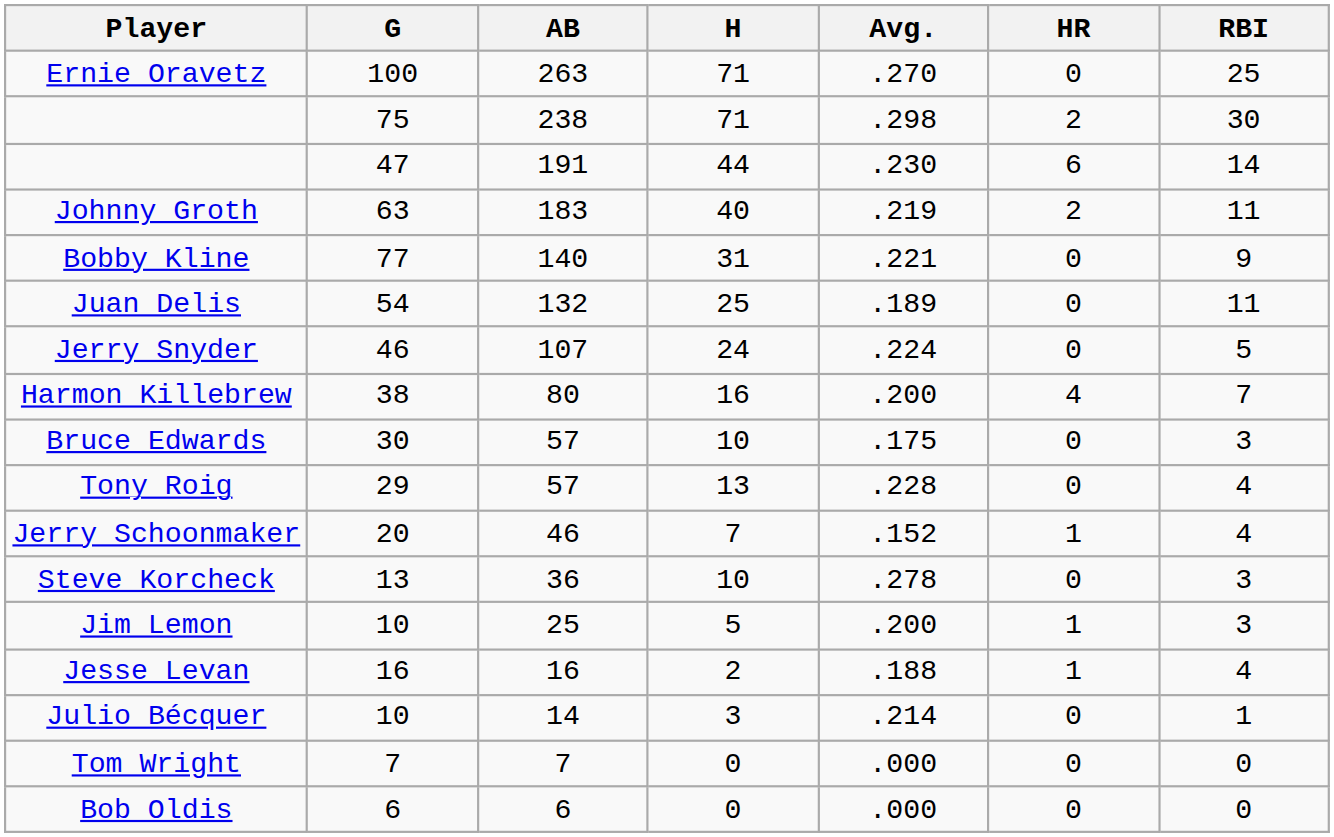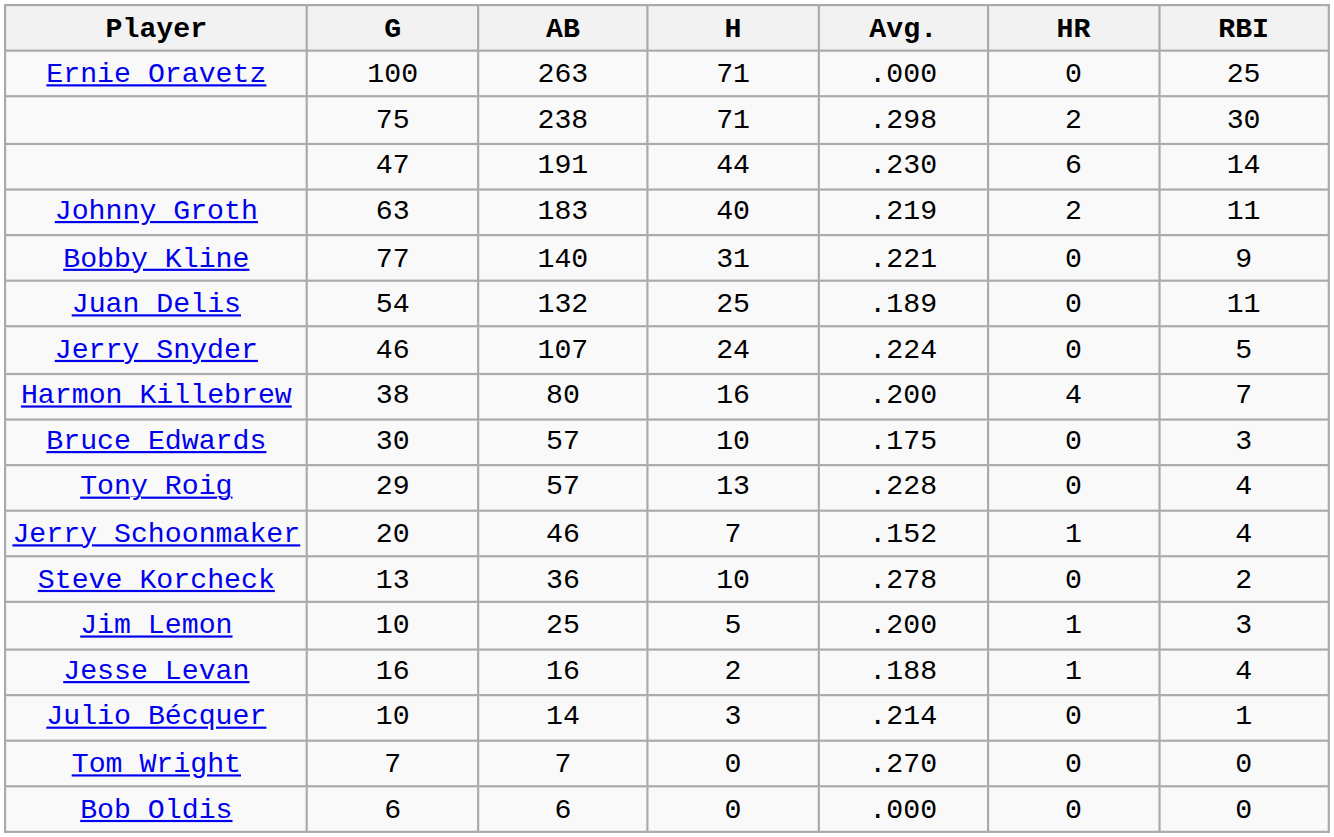(903, 74) .270 -> (903, 74) .000
(1244, 580) 3 -> (1244, 580) 2
(903, 764) .000 -> (903, 764) .270
